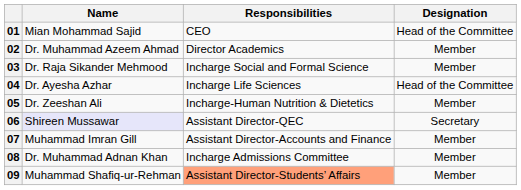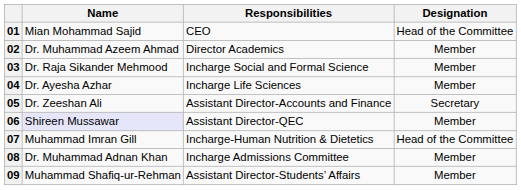(455, 85) Head of the Committee -> (455, 85) Member
(280, 103) Incharge-Human Nutrition & Dietetics -> (289, 103) Assistant Director-Accounts and Finance
(455, 103) Member -> (455, 103) Secretary
(455, 121) Secretary -> (455, 121) Member
(289, 139) Assistant Director-Accounts and Finance -> (280, 139) Incharge-Human Nutrition & Dietetics
(455, 139) Member -> (455, 139) Head of the Committee
(273, 175) lightsalmon background -> (273, 175) no background
